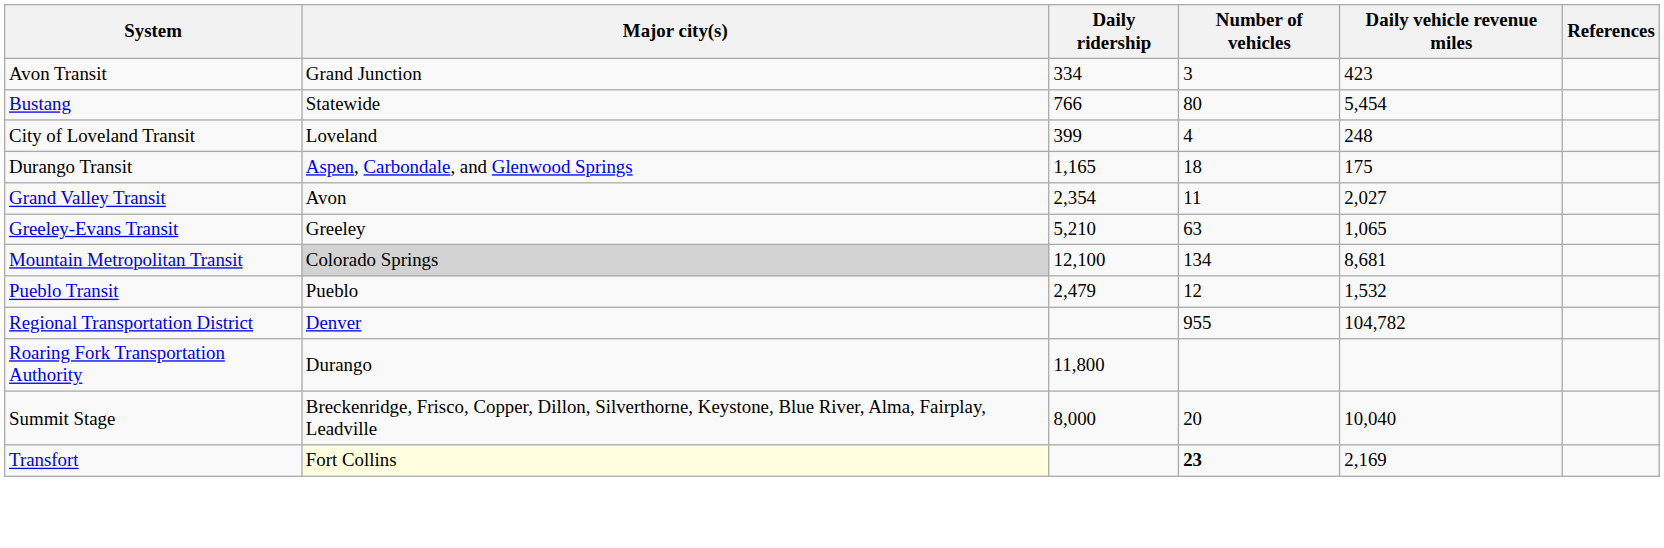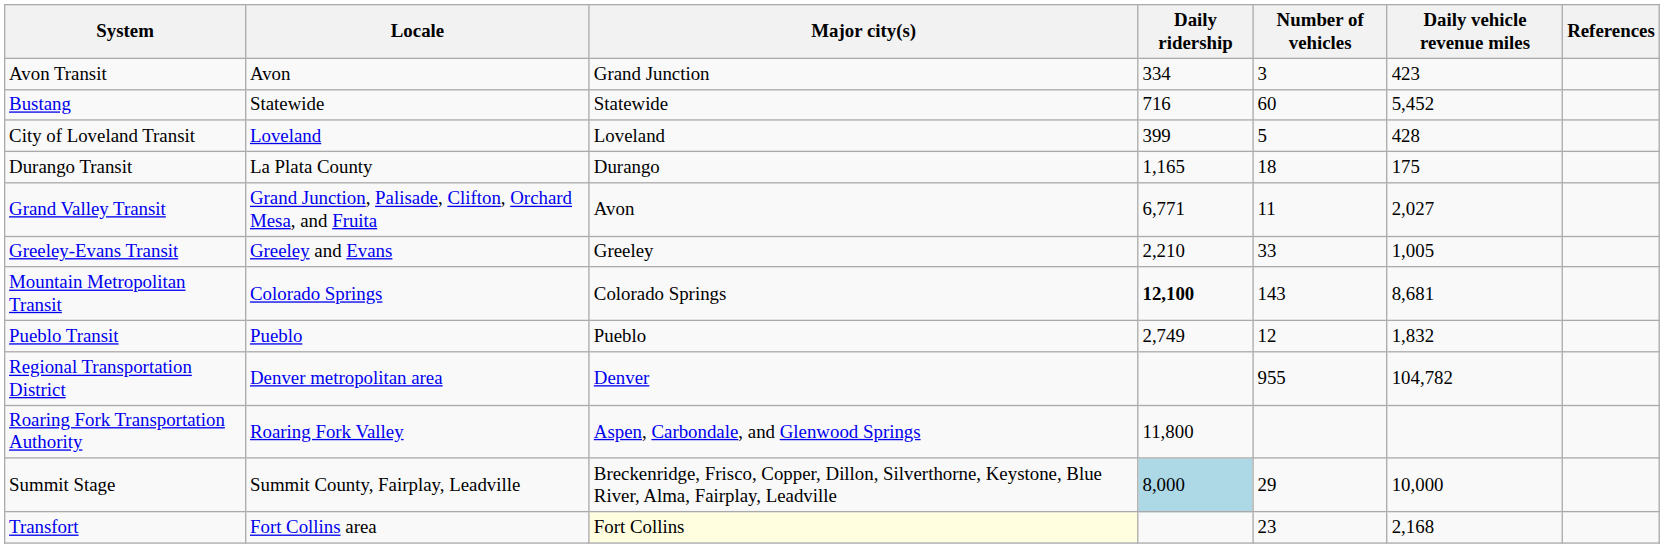+ column: (417, 31)
(1068, 104) 766 -> (1157, 104) 716
(1193, 104) 80 -> (1267, 104) 60
(1366, 104) 5,454 -> (1413, 104) 5,452
(1188, 136) 4 -> (1262, 136) 5
(1358, 136) 248 -> (1406, 136) 428
(469, 167) Aspen, Carbondale, and Glenwood Springs -> (627, 167) Durango
(1075, 198) 2,354 -> (1164, 209) 6,771
(1075, 229) 5,210 -> (1164, 251) 2,210
(1193, 229) 63 -> (1267, 251) 33
(1366, 229) 1,065 -> (1413, 251) 1,005
(372, 260) lightgrey background -> (660, 293) no background
(1079, 260) normal -> (1168, 293) bold
(1197, 260) 134 -> (1272, 293) 143
(1075, 291) 2,479 -> (1164, 336) 2,749
(1366, 291) 1,532 -> (1413, 336) 1,832
(339, 364) Durango -> (757, 431) Aspen, Carbondale, and Glenwood Springs
(1075, 418) no background -> (1164, 485) lightblue background
(1193, 418) 20 -> (1267, 485) 29
(1370, 418) 10,040 -> (1418, 485) 10,000
(1193, 460) bold -> (1267, 527) normal
(1366, 460) 2,169 -> (1413, 527) 2,168
